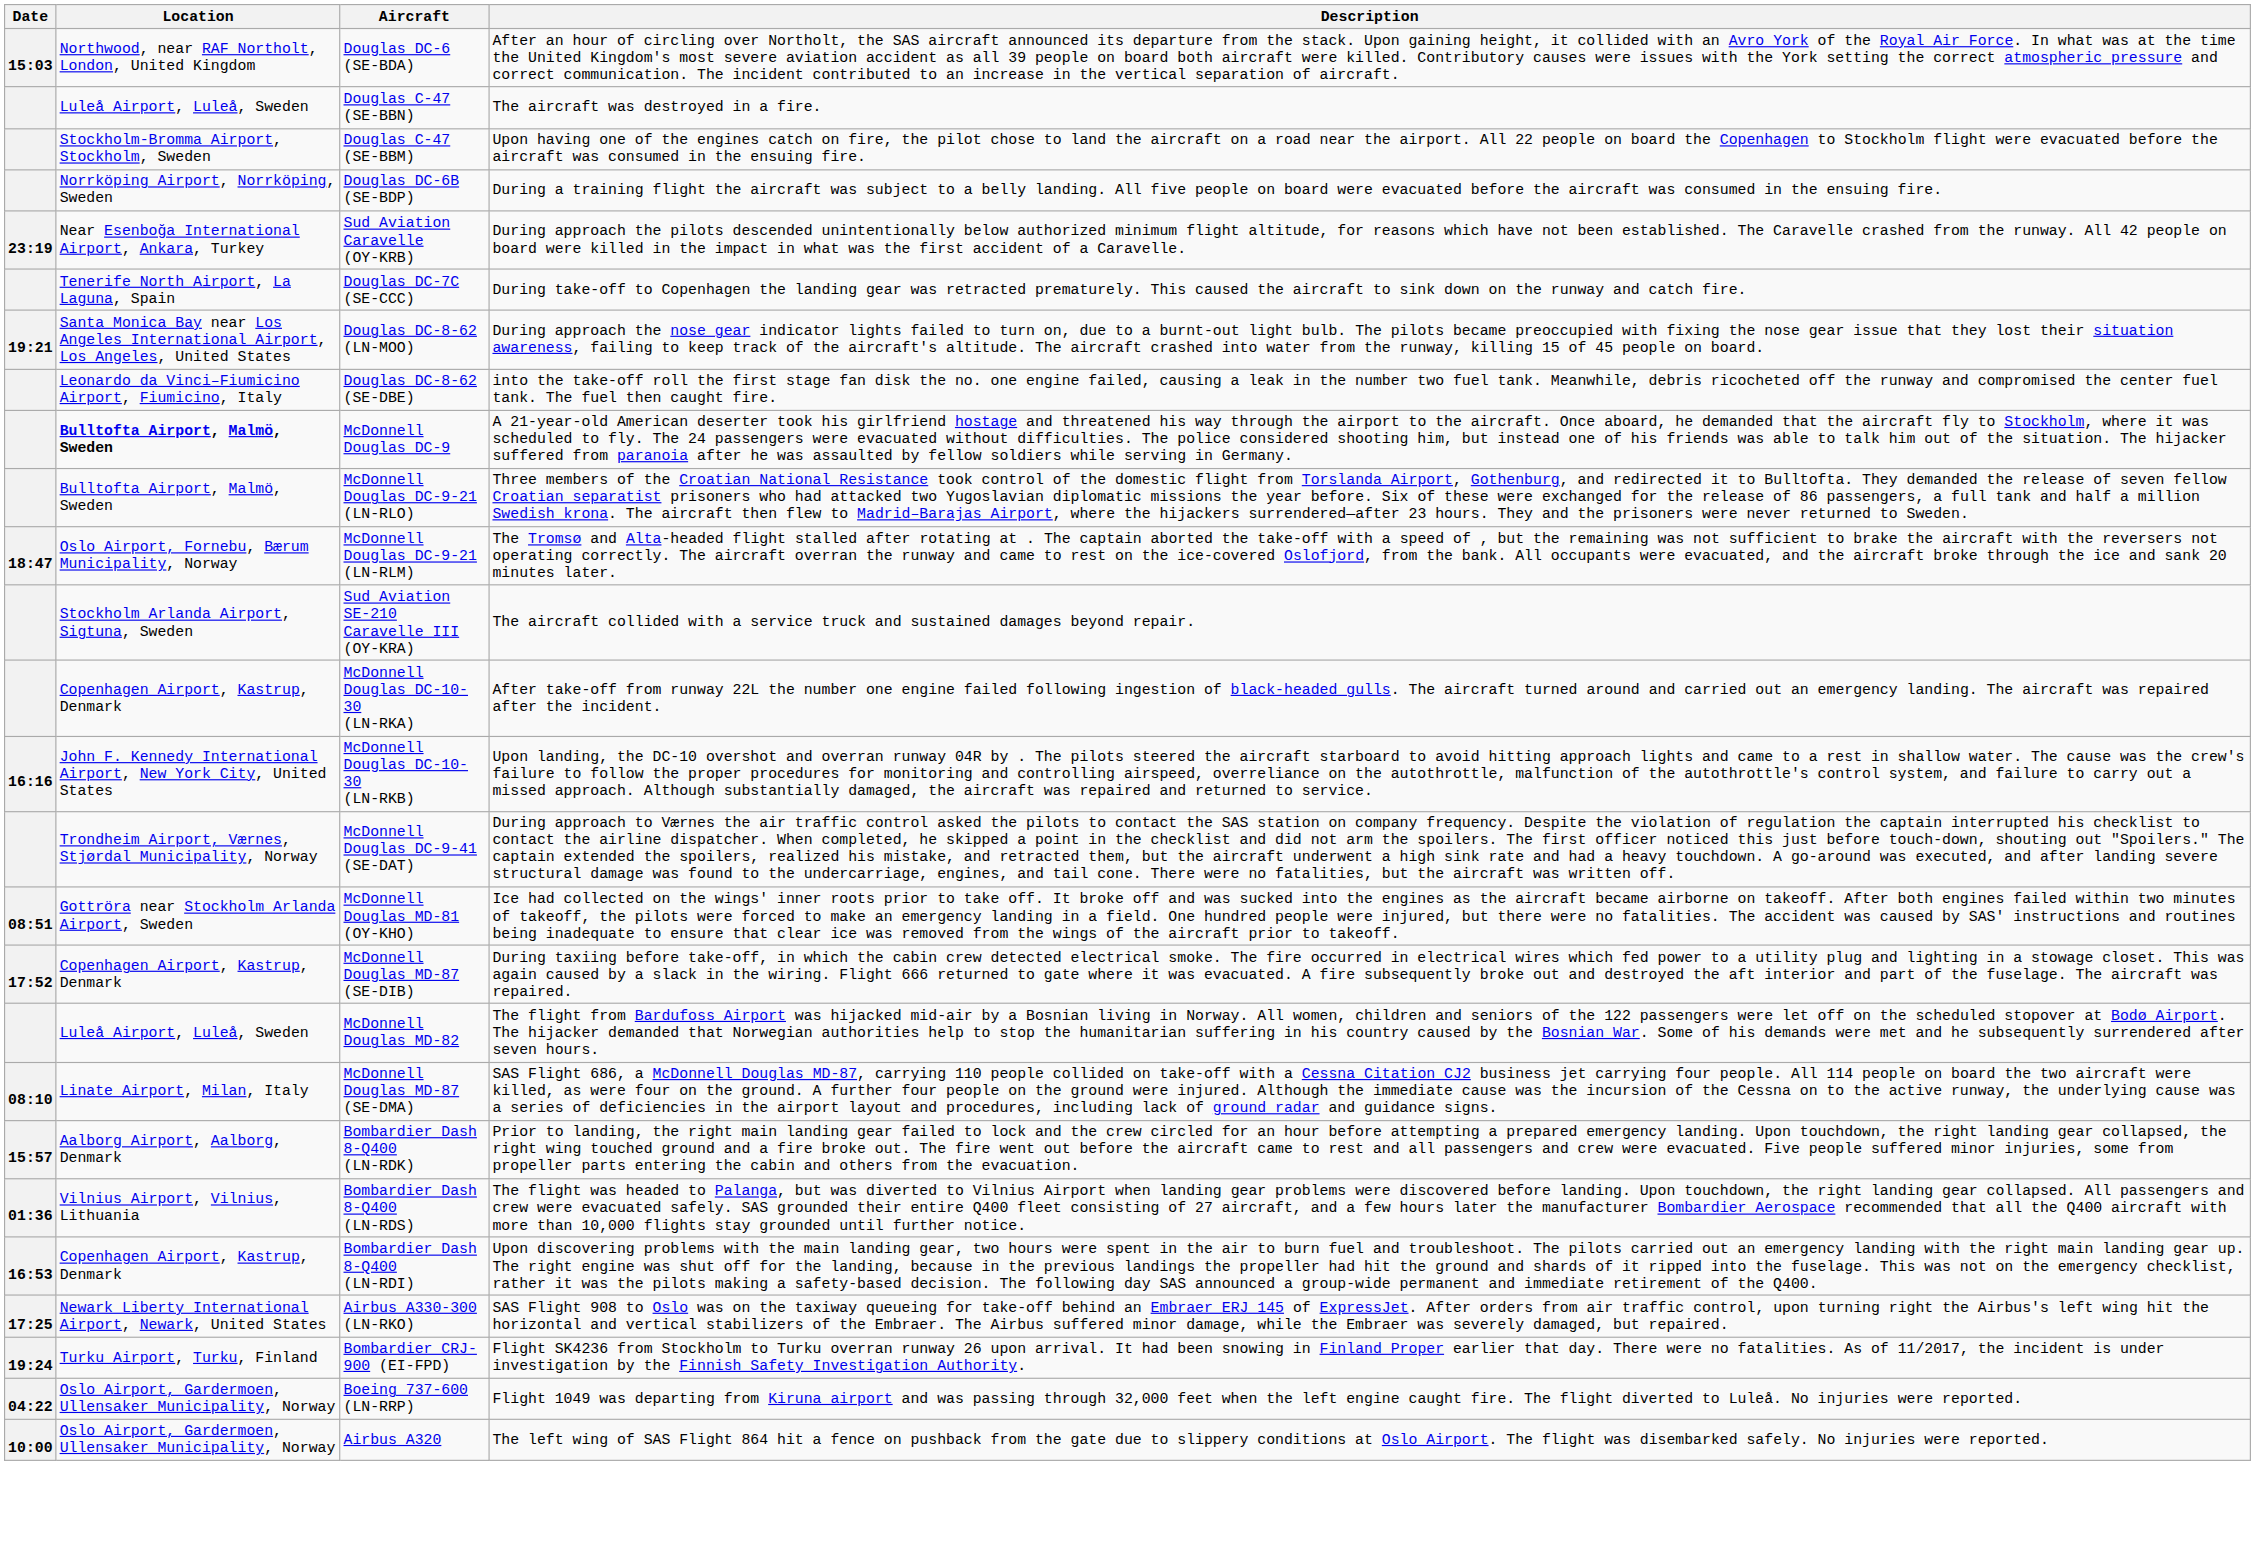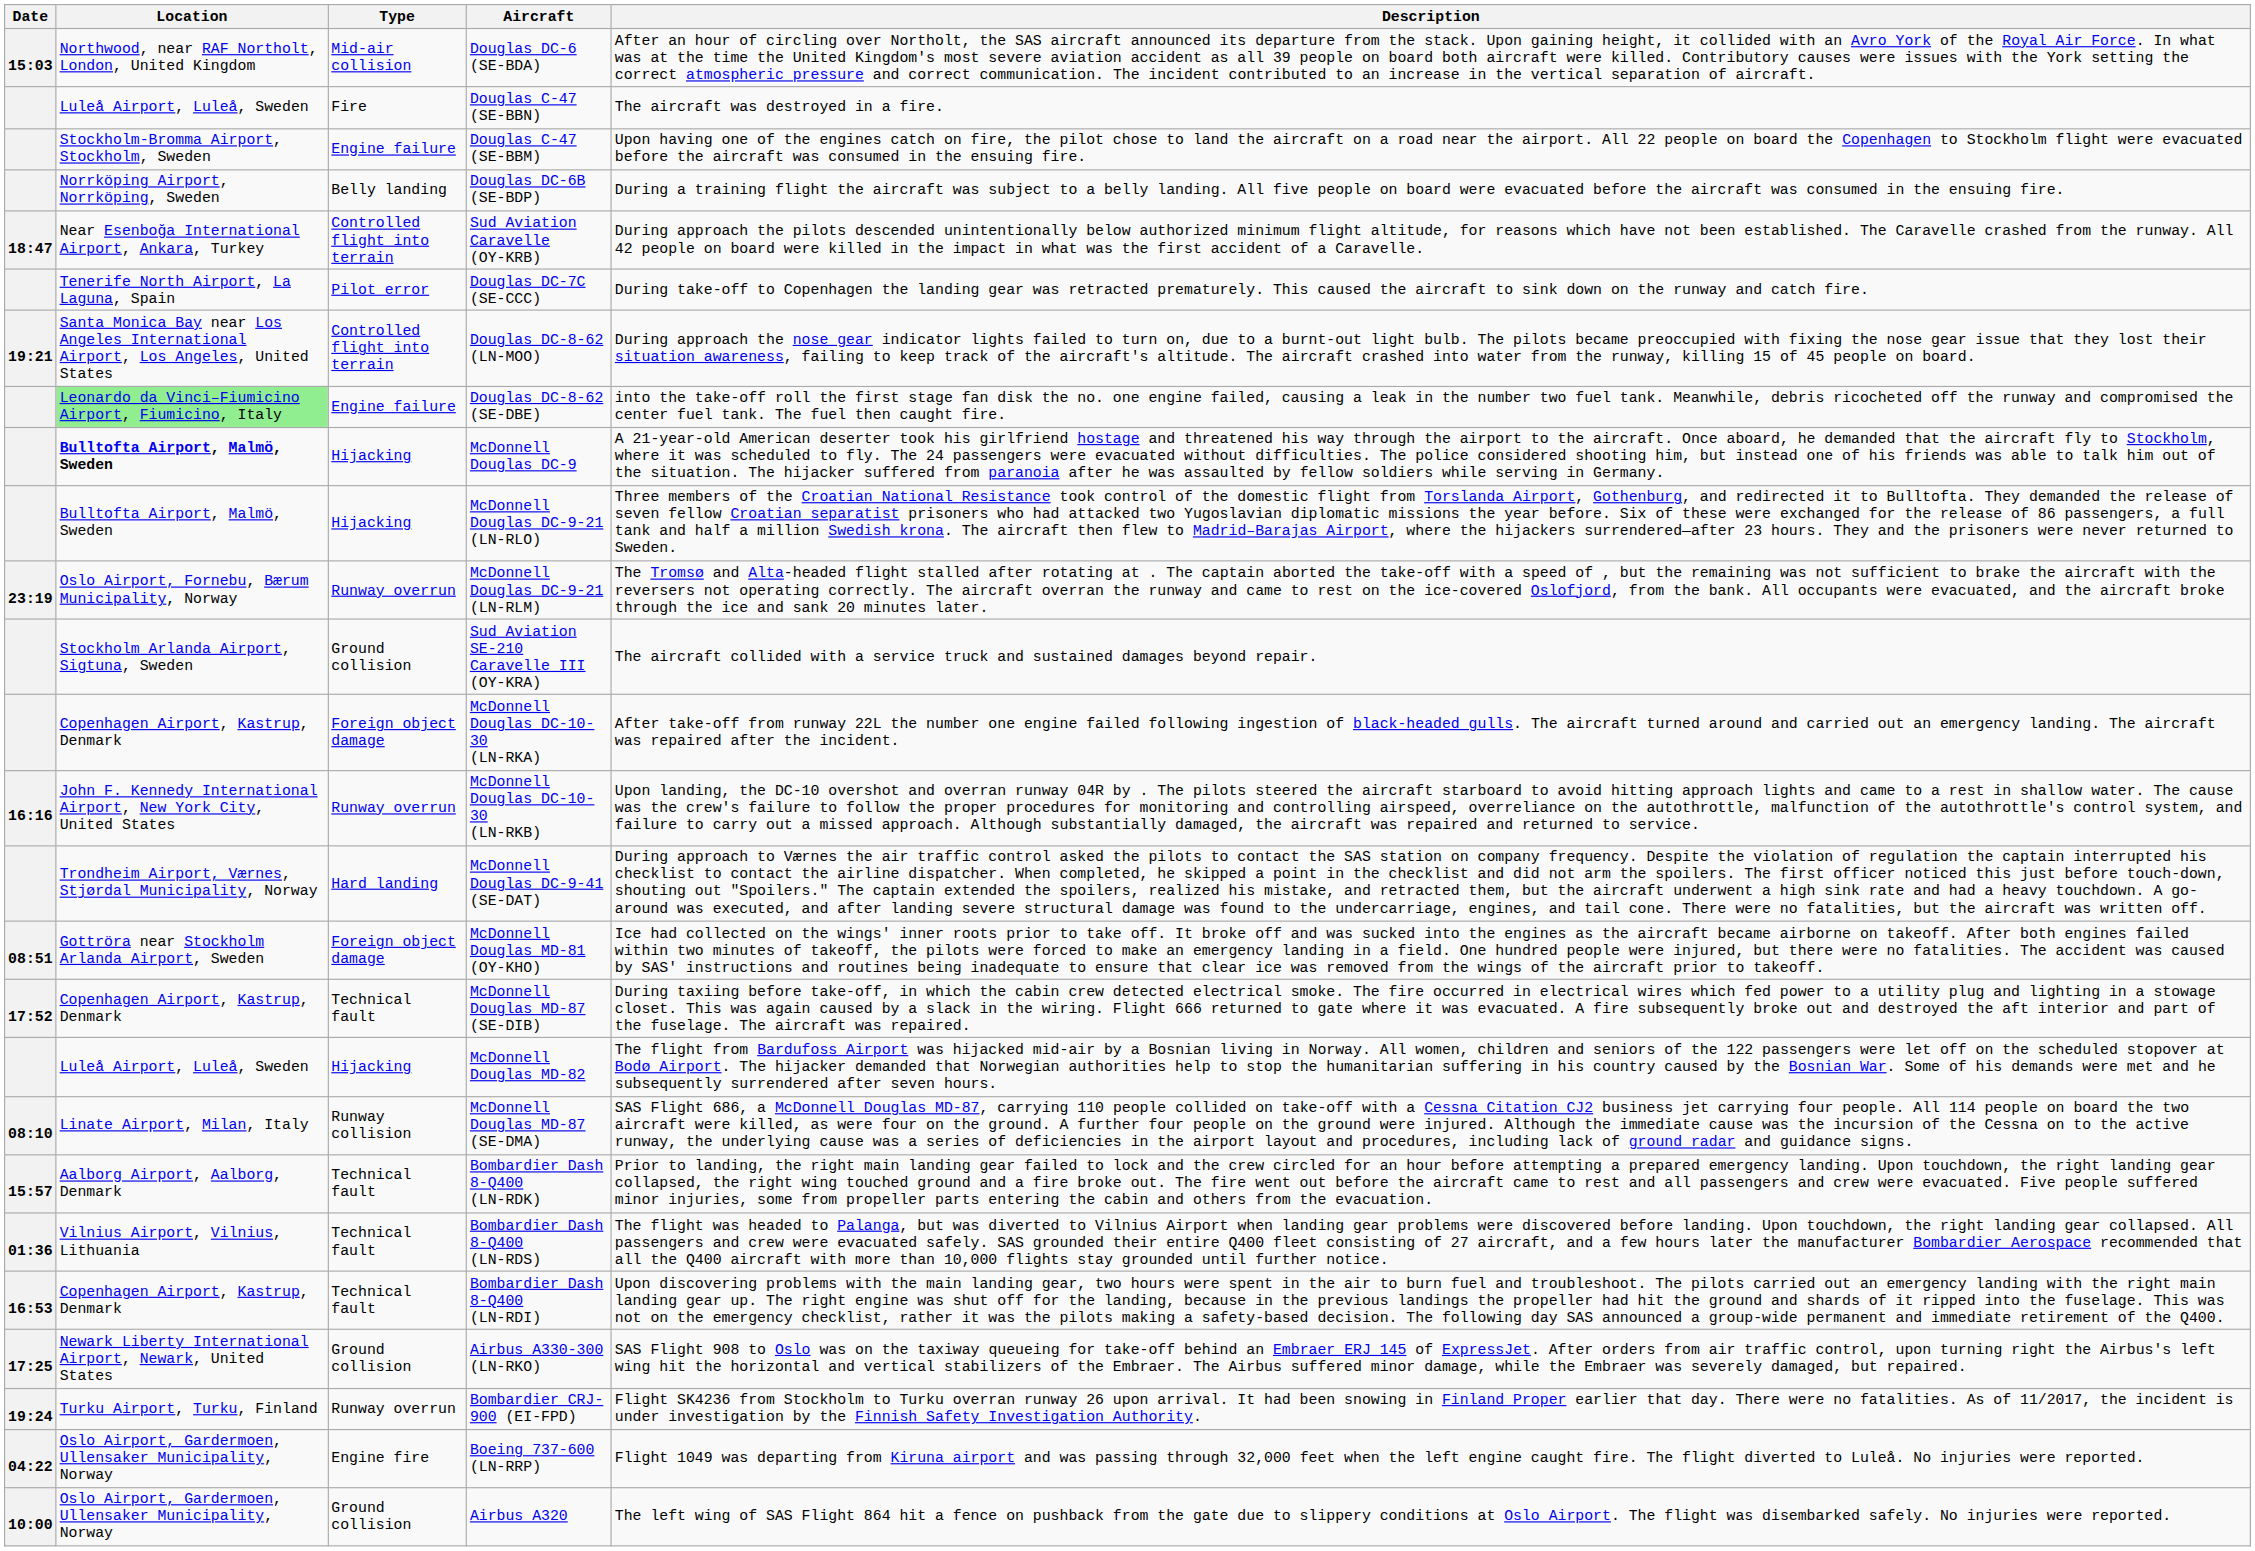+ column: (397, 17)
(30, 249) 23:19 -> (30, 249) 18:47
(180, 389) no background -> (180, 407) lightgreen background
(30, 564) 18:47 -> (30, 599) 23:19
